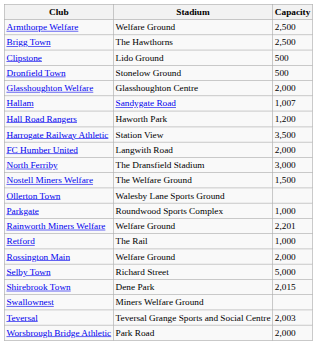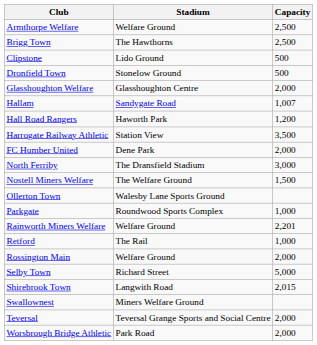(144, 149) Langwith Road -> (135, 149) Dene Park
(135, 287) Dene Park -> (144, 287) Langwith Road
(285, 318) 2,003 -> (285, 318) 2,000
